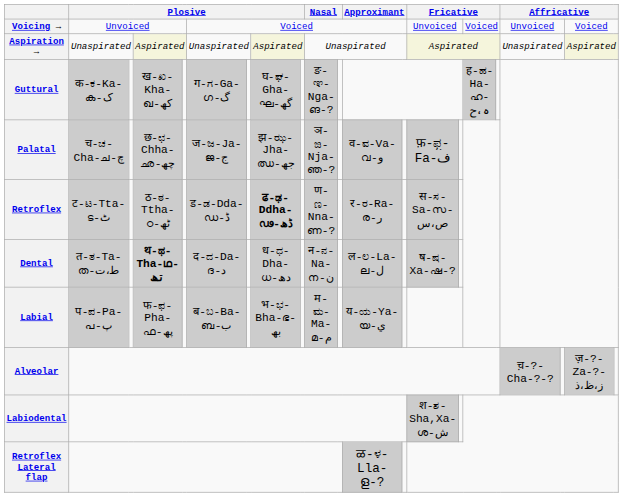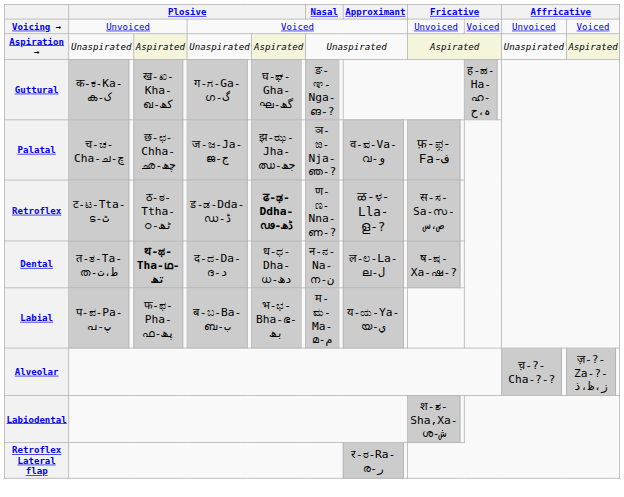(372, 211) र-ರ-Ra-ര-ر -> (373, 211) ळ-ಳ-Lla-ള-?
(372, 469) ळ-ಳ-Lla-ള-? -> (373, 461) र-ರ-Ra-ര-ر
